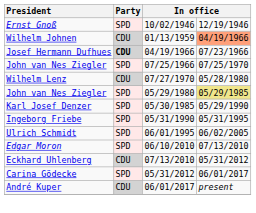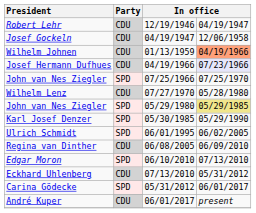- row: (31, 25)
+ row: (34, 25)
+ row: (39, 38)
(123, 52) bold -> (123, 65) normal
(224, 52) no background -> (224, 65) lavender background
- row: (44, 120)
+ row: (51, 147)
